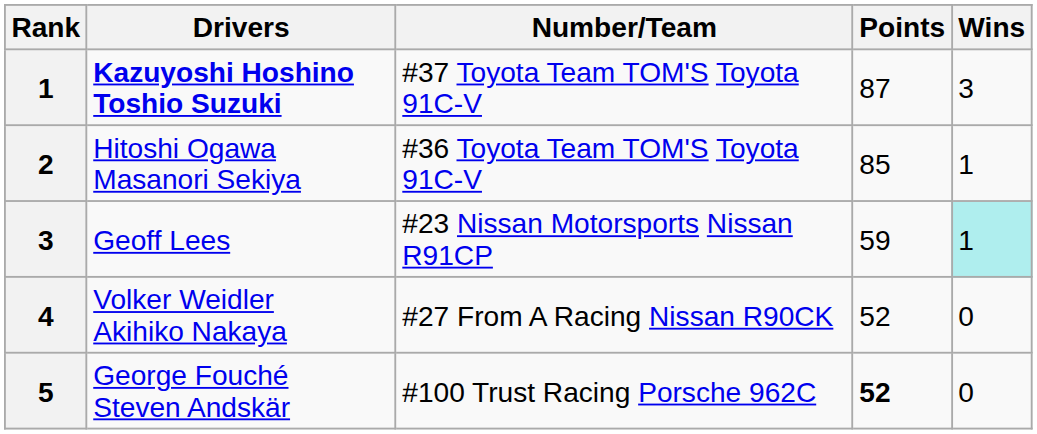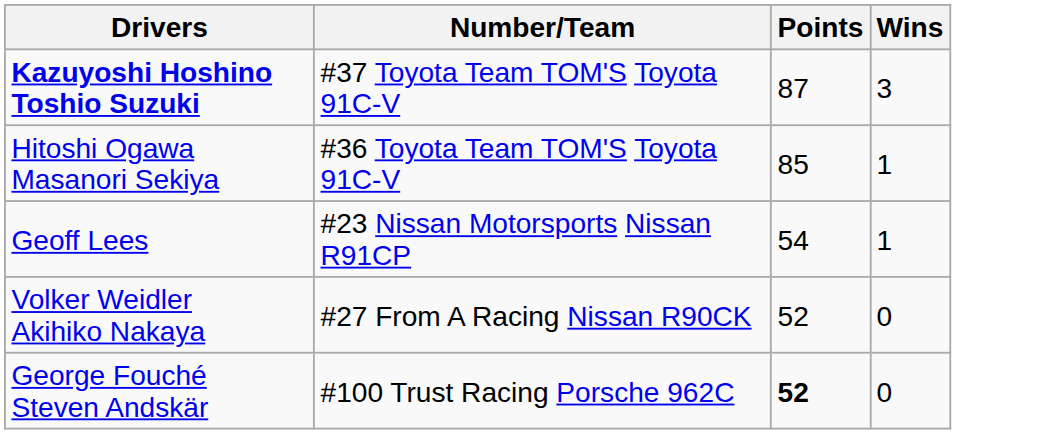- column: (46, 27)
(875, 240) 59 -> (793, 240) 54
(966, 240) paleturquoise background -> (884, 240) no background
